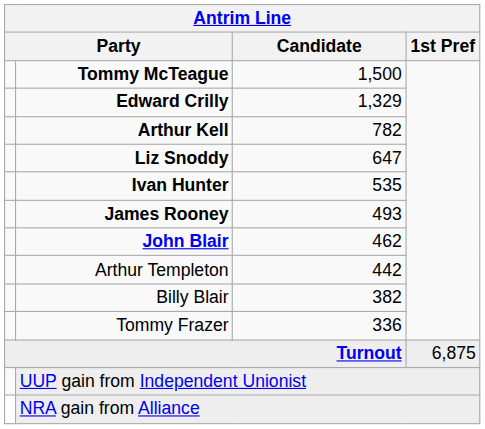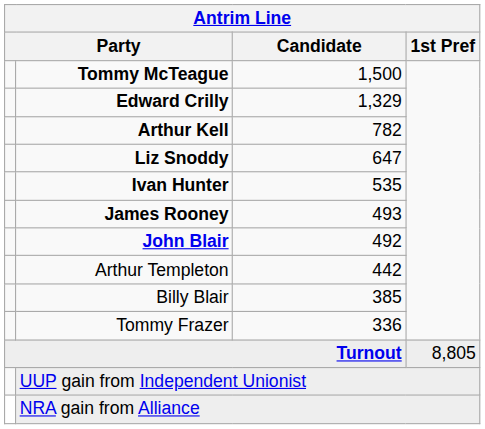(387, 241) 462 -> (387, 241) 492
(387, 297) 382 -> (387, 297) 385
(454, 353) 6,875 -> (454, 353) 8,805
